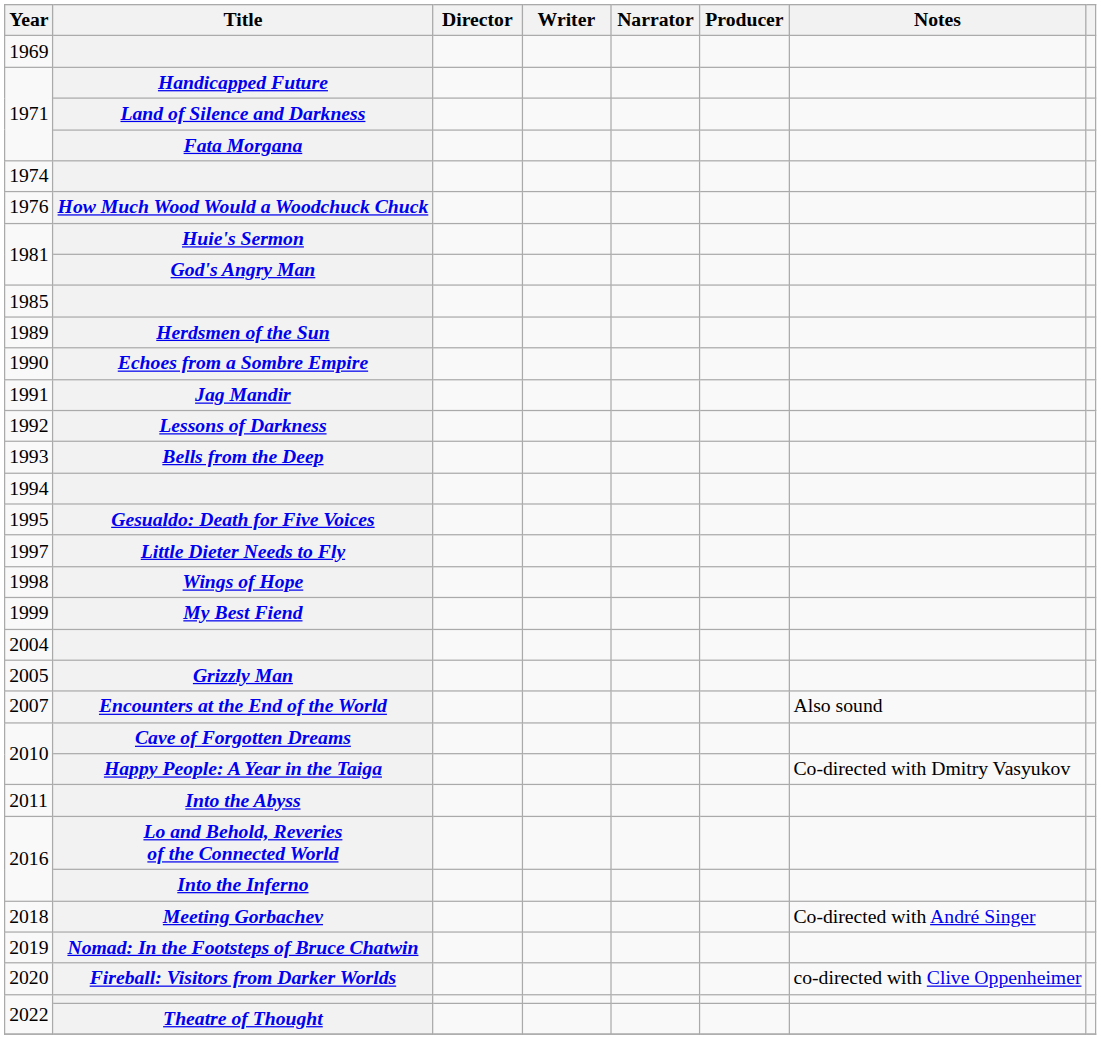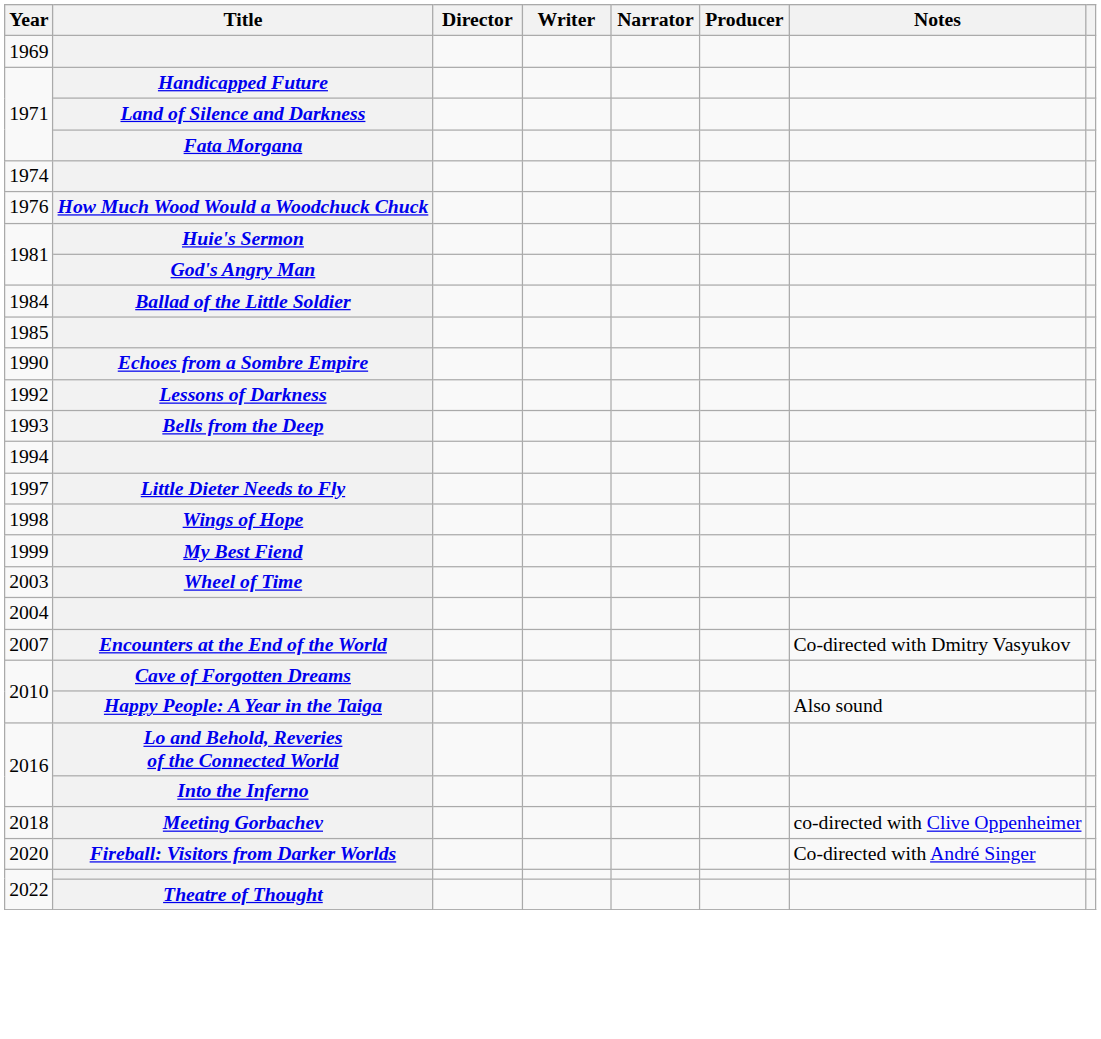+ row: (29, 301)
- row: (29, 332)
- row: (29, 394)
- row: (29, 519)
+ row: (29, 581)
- row: (29, 675)
(838, 706) Also sound -> (932, 644) Co-directed with Dmitry Vasyukov
(932, 769) Co-directed with Dmitry Vasyukov -> (838, 706) Also sound
- row: (28, 800)
(915, 916) Co-directed with André Singer -> (937, 822) co-directed with Clive Oppenheimer
- row: (29, 947)
(937, 978) co-directed with Clive Oppenheimer -> (915, 853) Co-directed with André Singer
